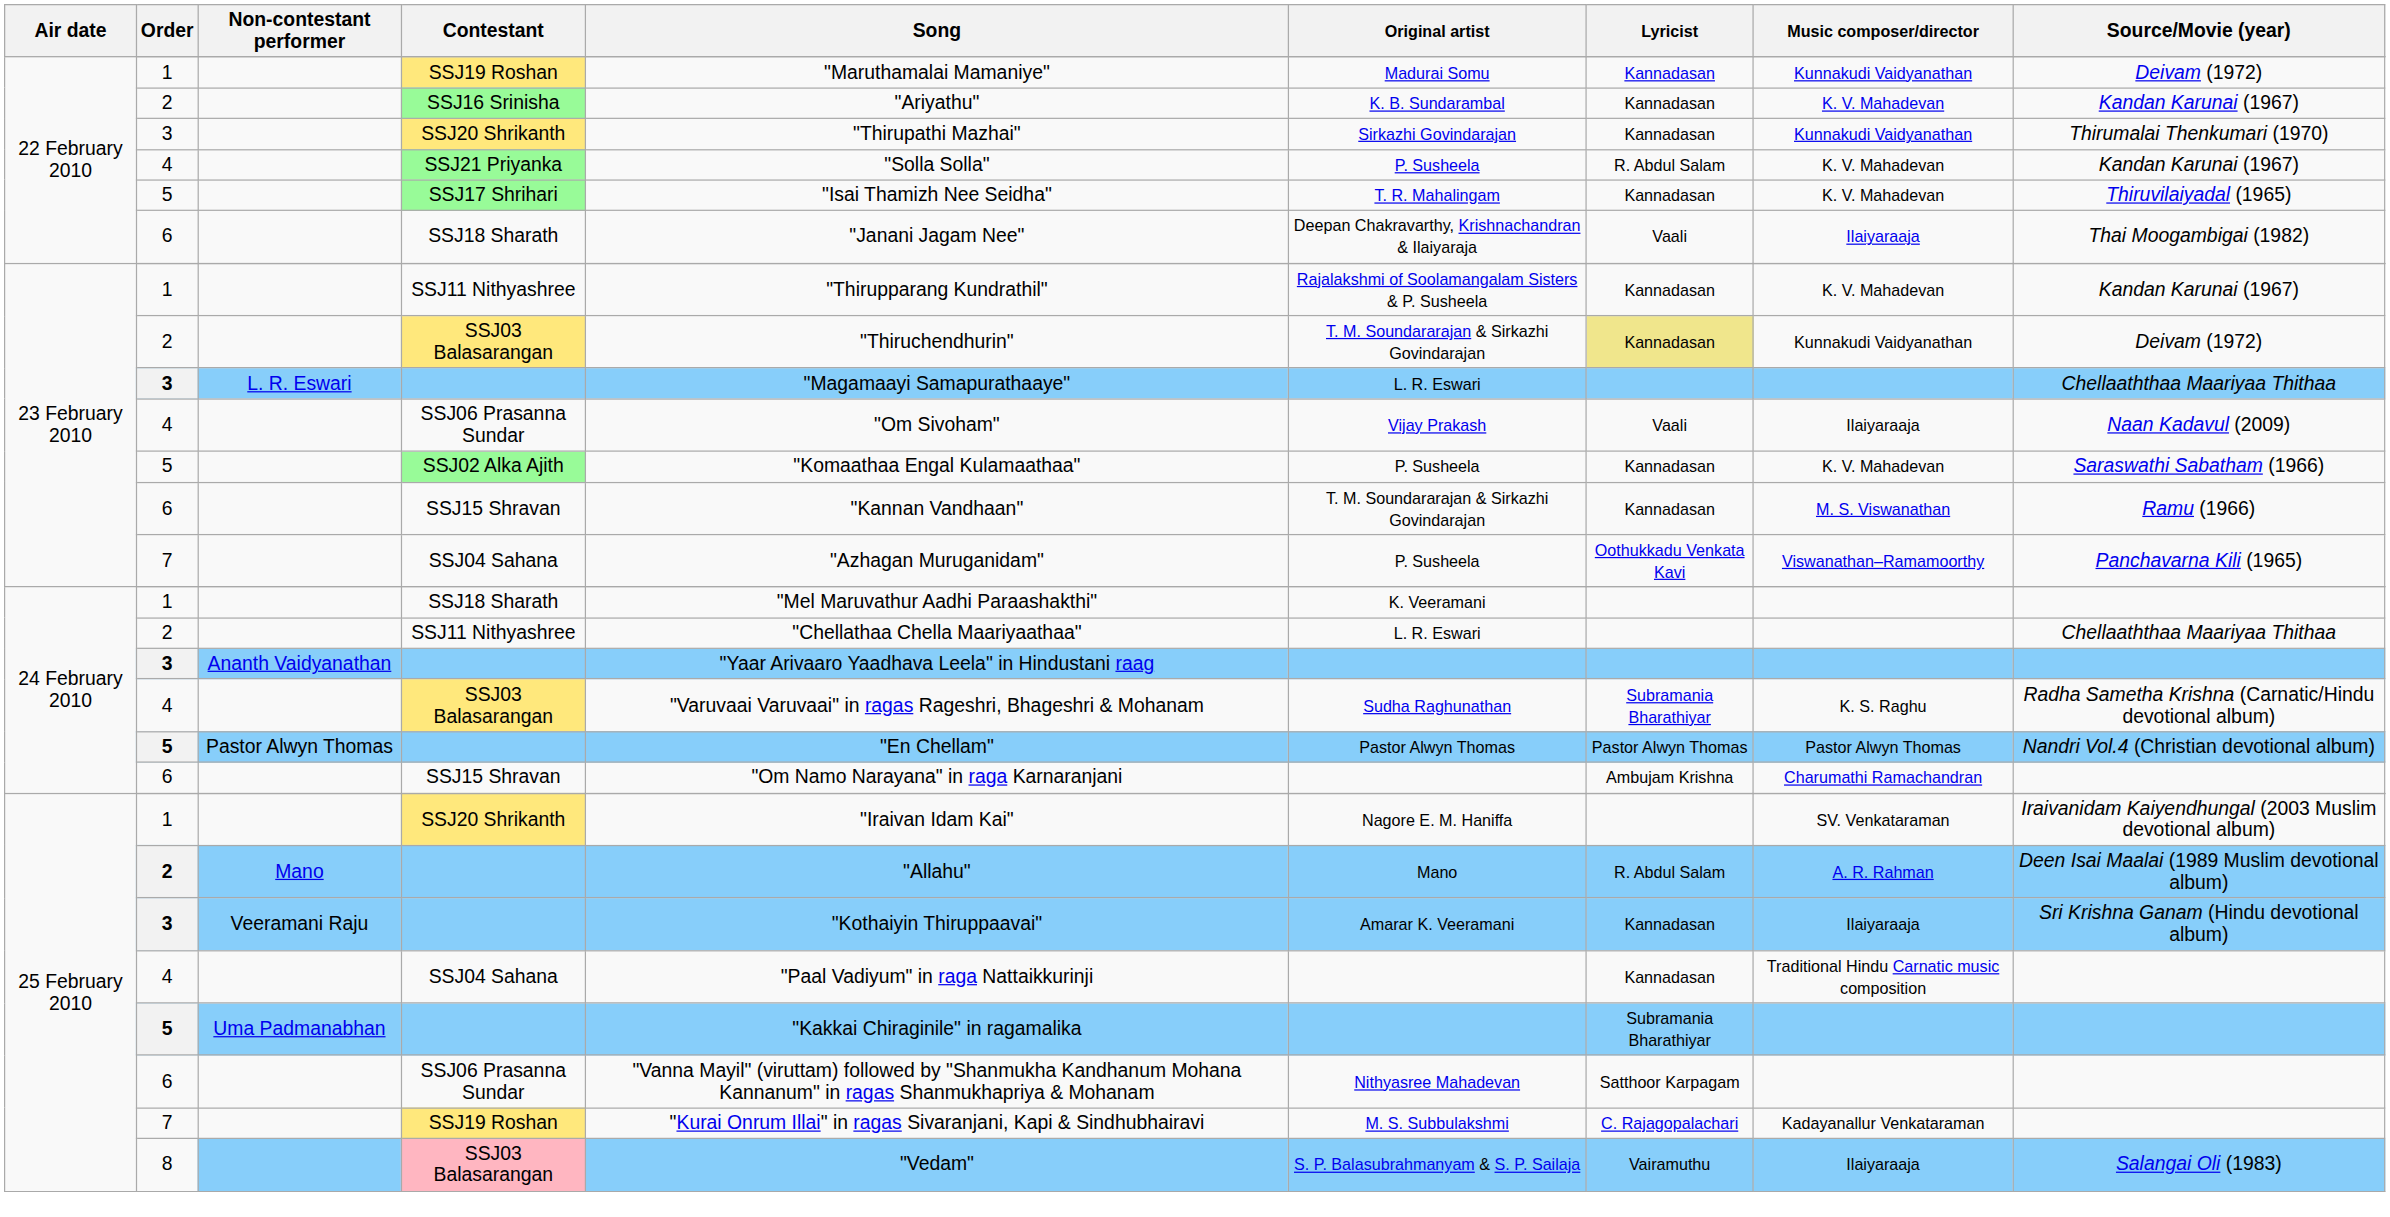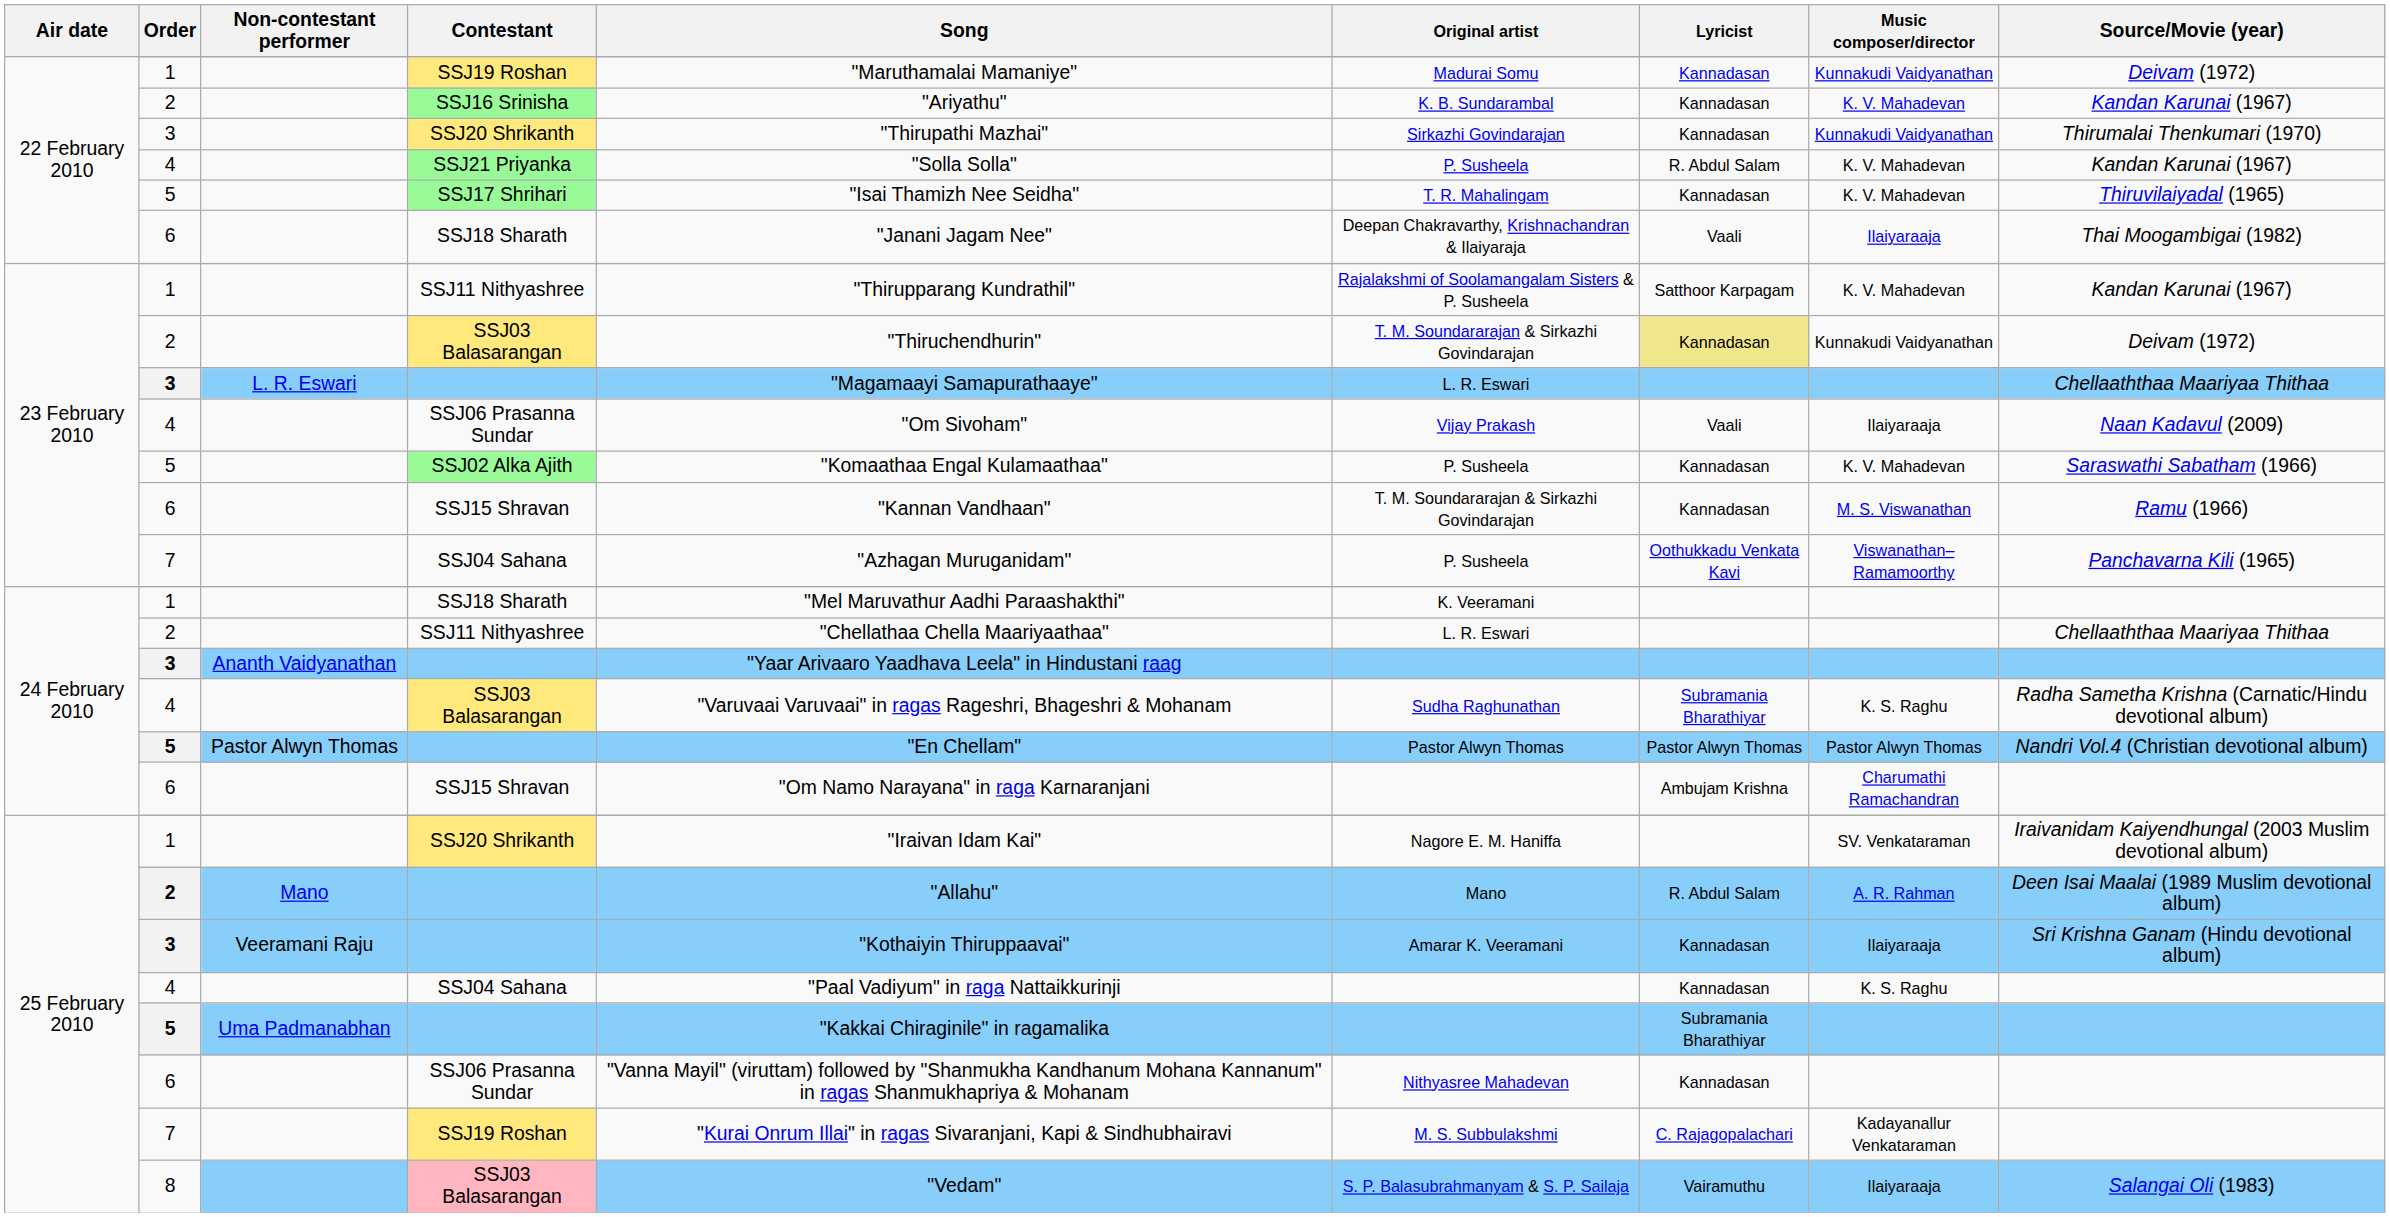(1670, 290) Kannadasan -> (1724, 290) Satthoor Karpagam
(1883, 977) Traditional Hindu Carnatic music composition -> (1904, 988) K. S. Raghu
(1670, 1082) Satthoor Karpagam -> (1724, 1082) Kannadasan
